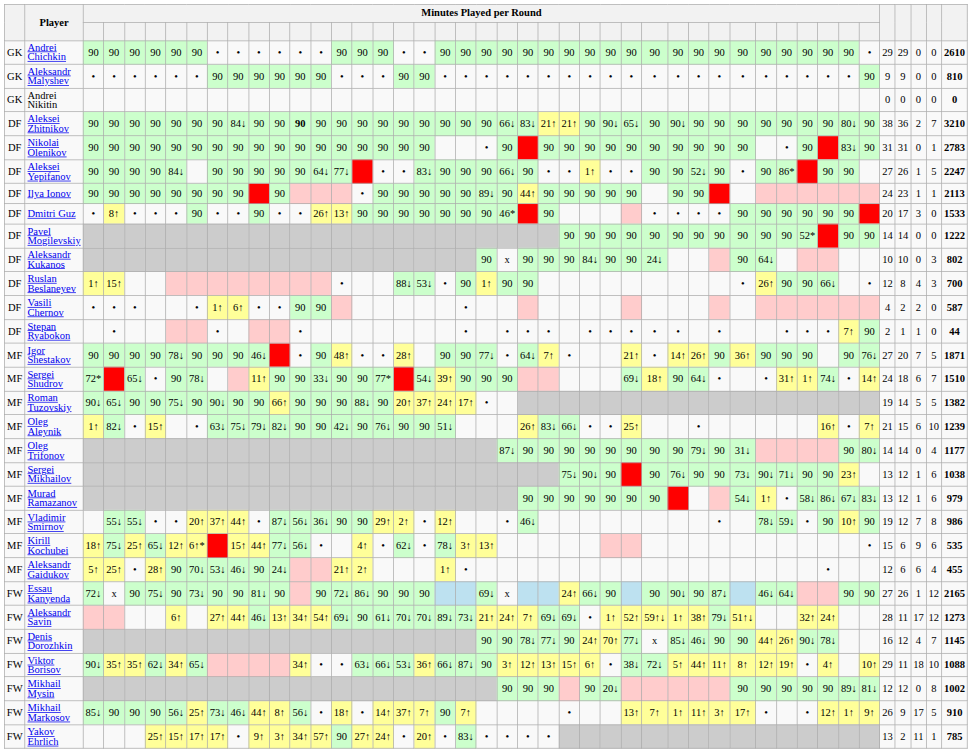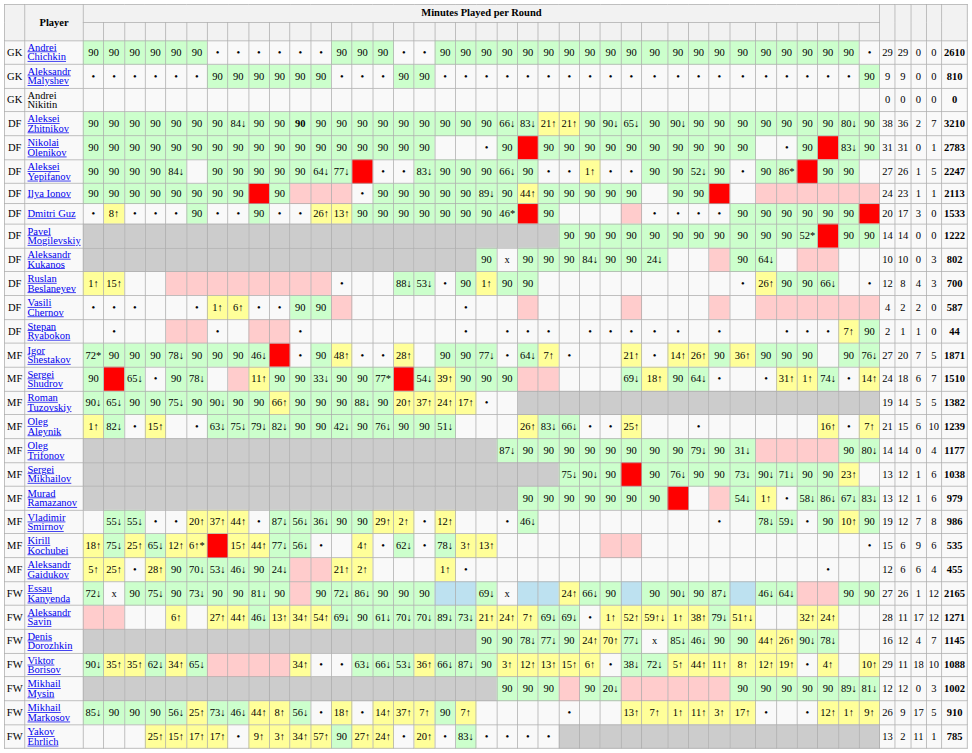(93, 355) 90 -> (93, 355) 72*
(93, 379) 72* -> (93, 379) 90
(955, 617) 1273 -> (955, 617) 1271
(934, 689) 8 -> (934, 689) 3
